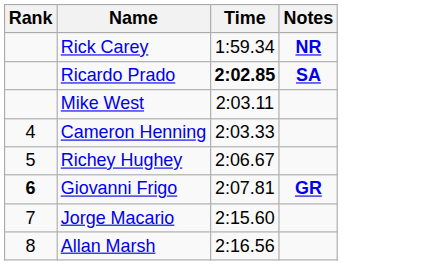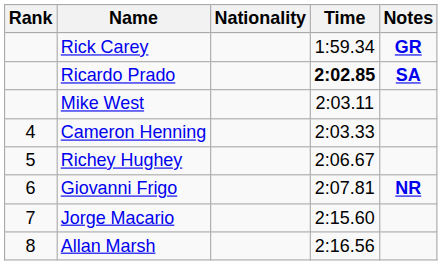+ column: (260, 18)
(308, 47) NR -> (408, 47) GR
(31, 189) bold -> (31, 189) normal
(308, 189) GR -> (408, 189) NR
